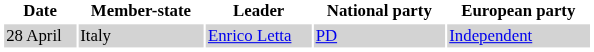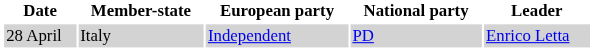columns swapped: (259, 10) <-> (518, 10)
